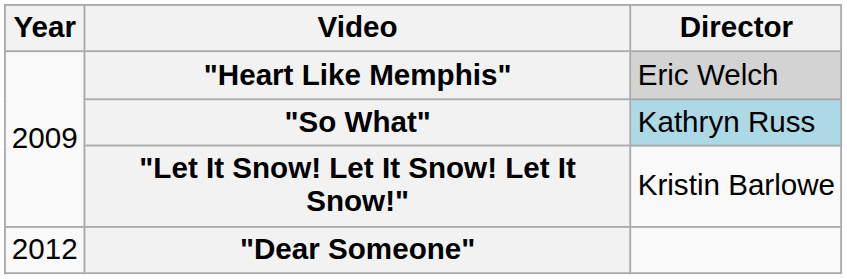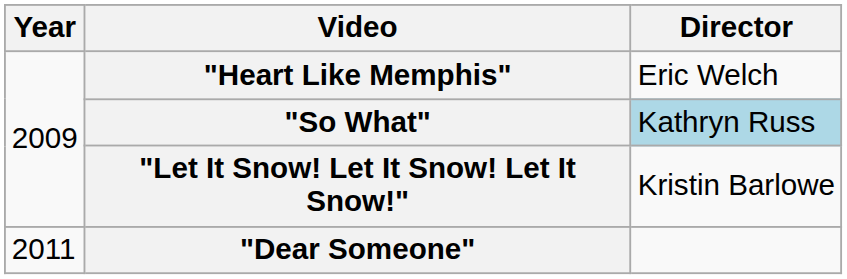(708, 74) lightgrey background -> (708, 74) no background
(45, 249) 2012 -> (44, 249) 2011
